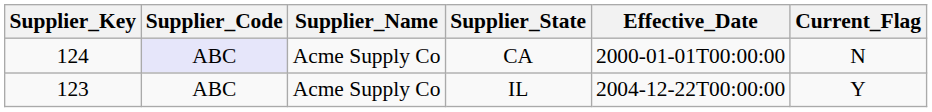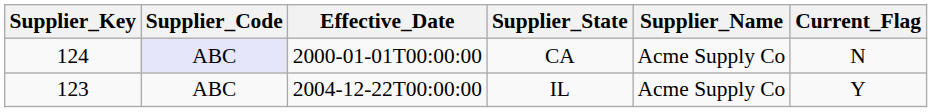columns swapped: (367, 21) <-> (691, 21)
